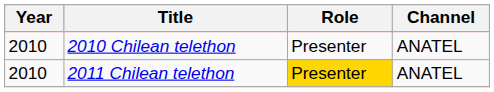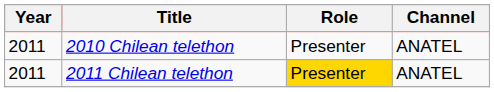(28, 45) 2010 -> (27, 45) 2011
(28, 73) 2010 -> (27, 73) 2011
